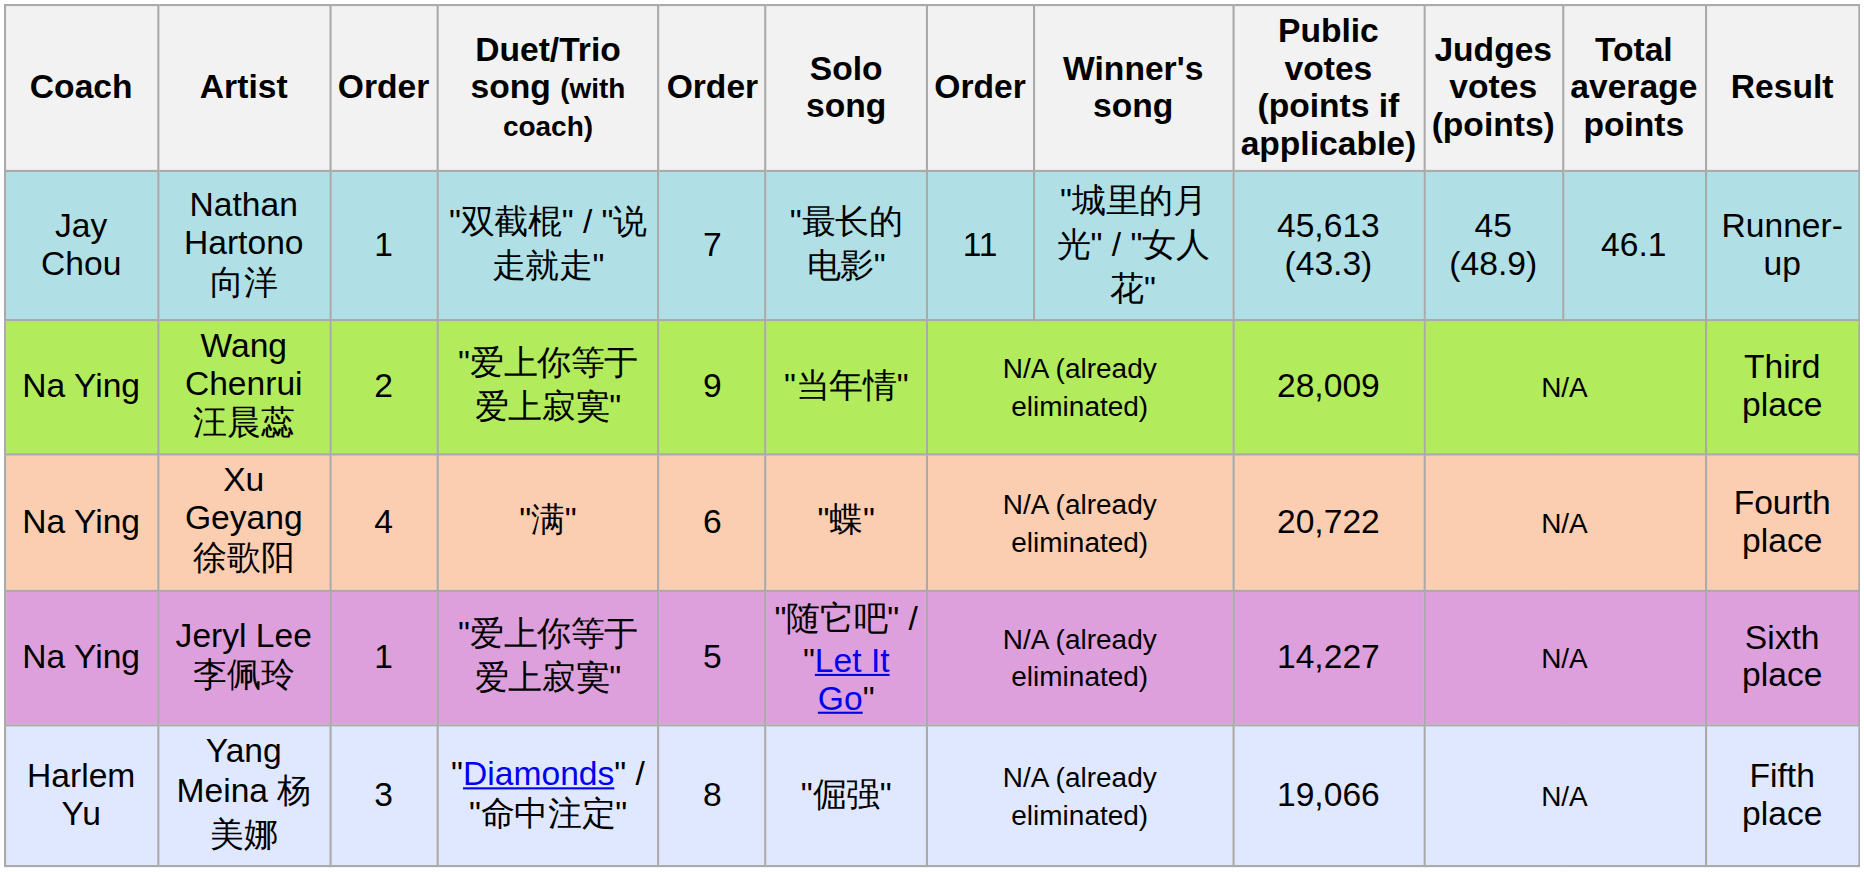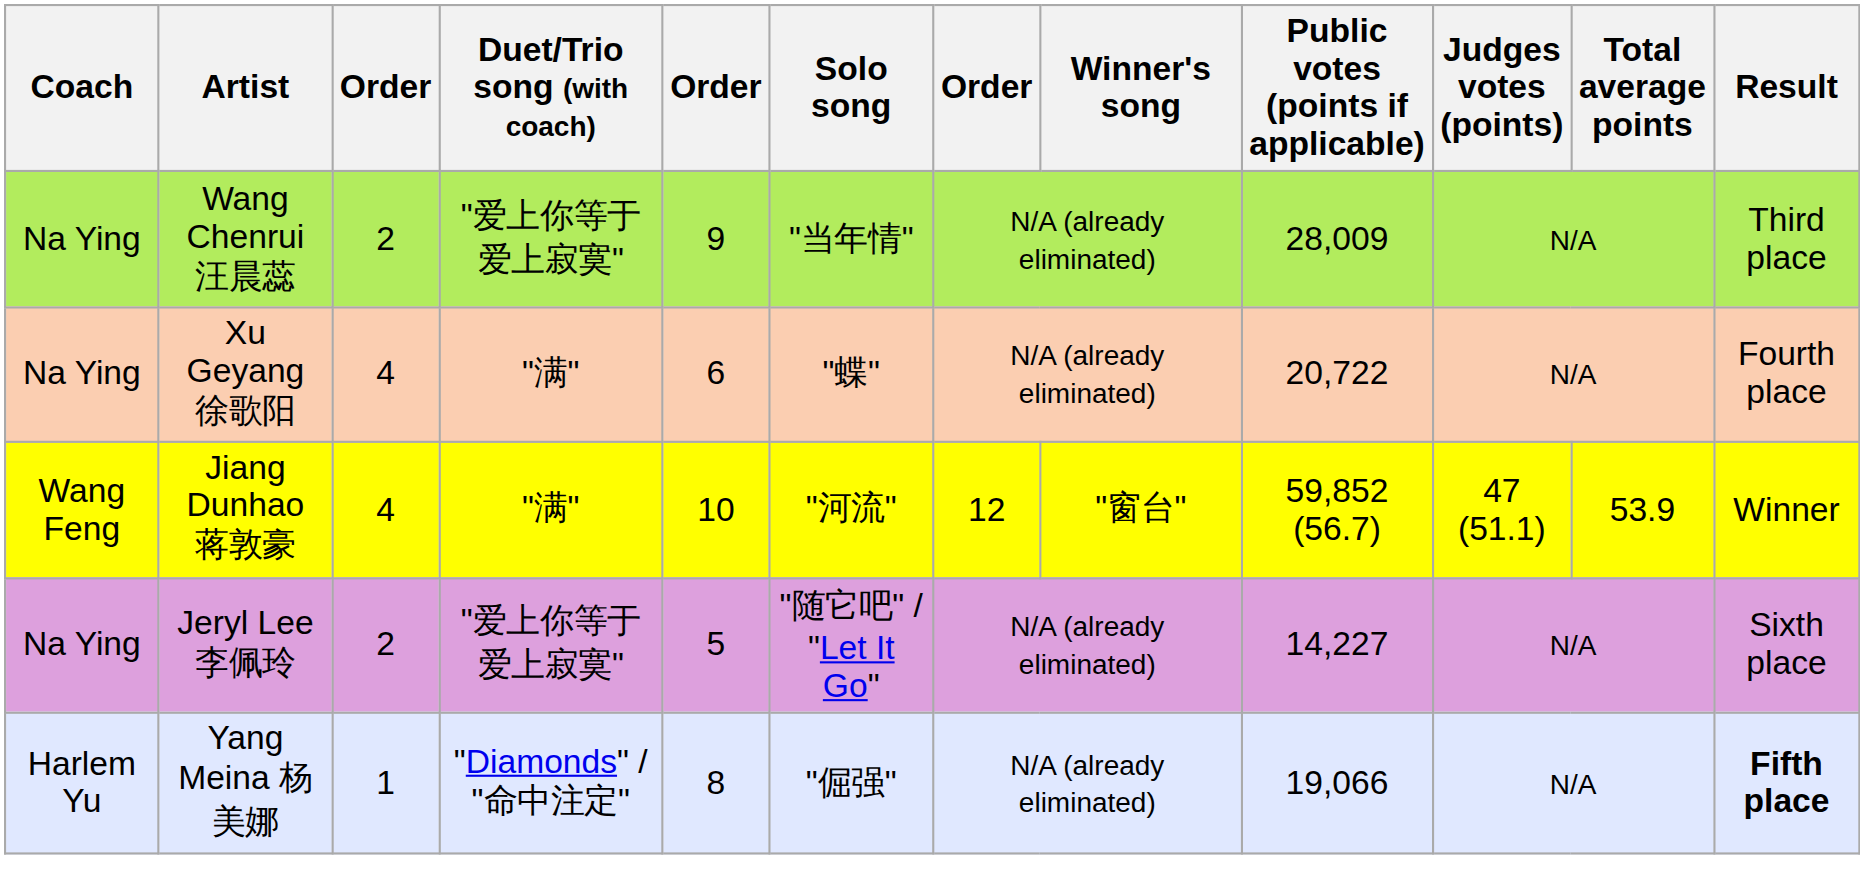- row: (244, 242)
+ row: (245, 507)
(384, 656) 1 -> (386, 644) 2
(384, 795) 3 -> (386, 782) 1
(1782, 795) normal -> (1787, 782) bold
